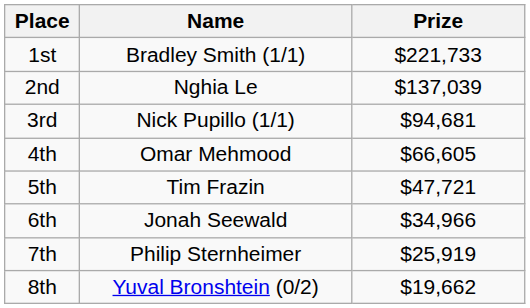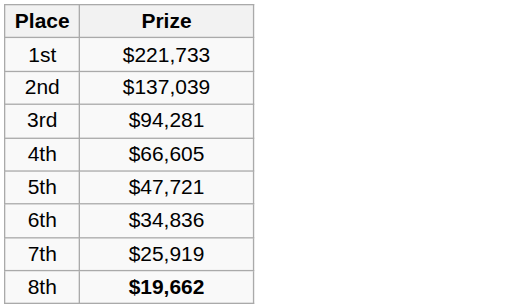- column: (216, 21)
(438, 120) $94,681 -> (167, 120) $94,281
(438, 220) $34,966 -> (167, 220) $34,836
(438, 287) normal -> (167, 287) bold
